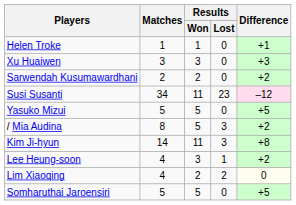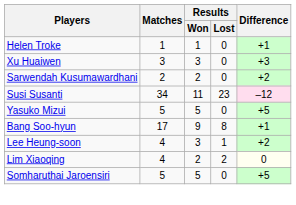- row: (34, 127)
+ row: (41, 127)
- row: (33, 143)
